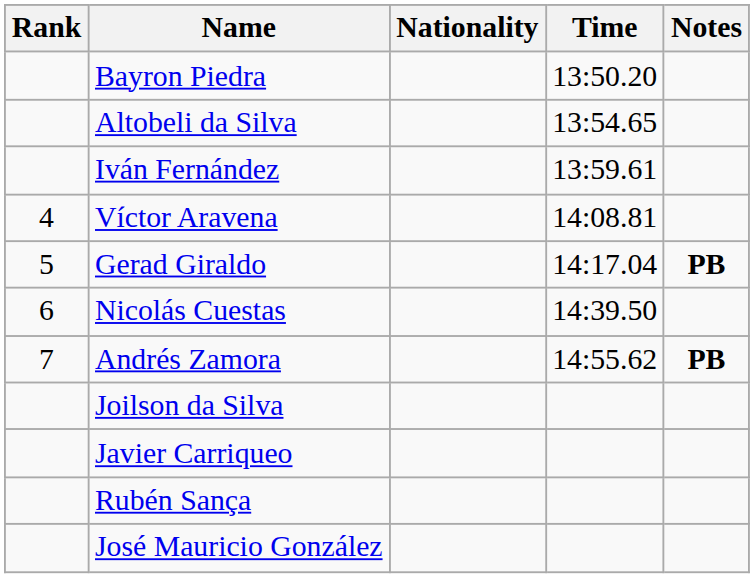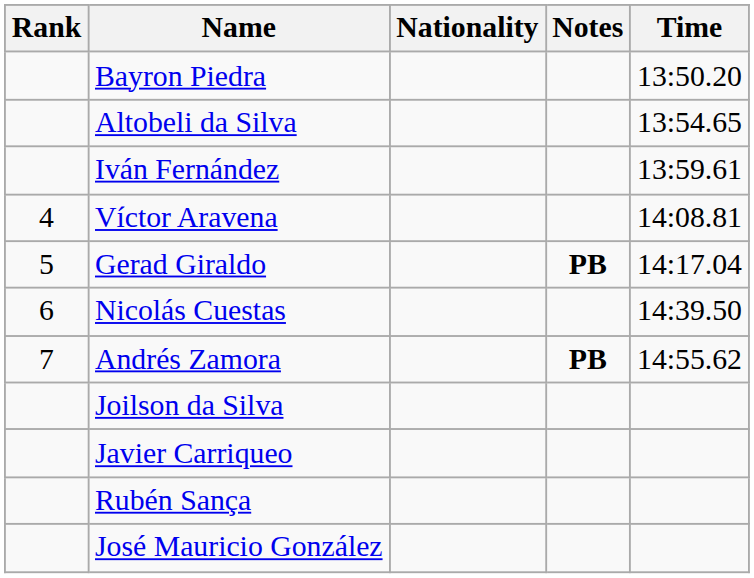columns swapped: (605, 28) <-> (706, 28)
